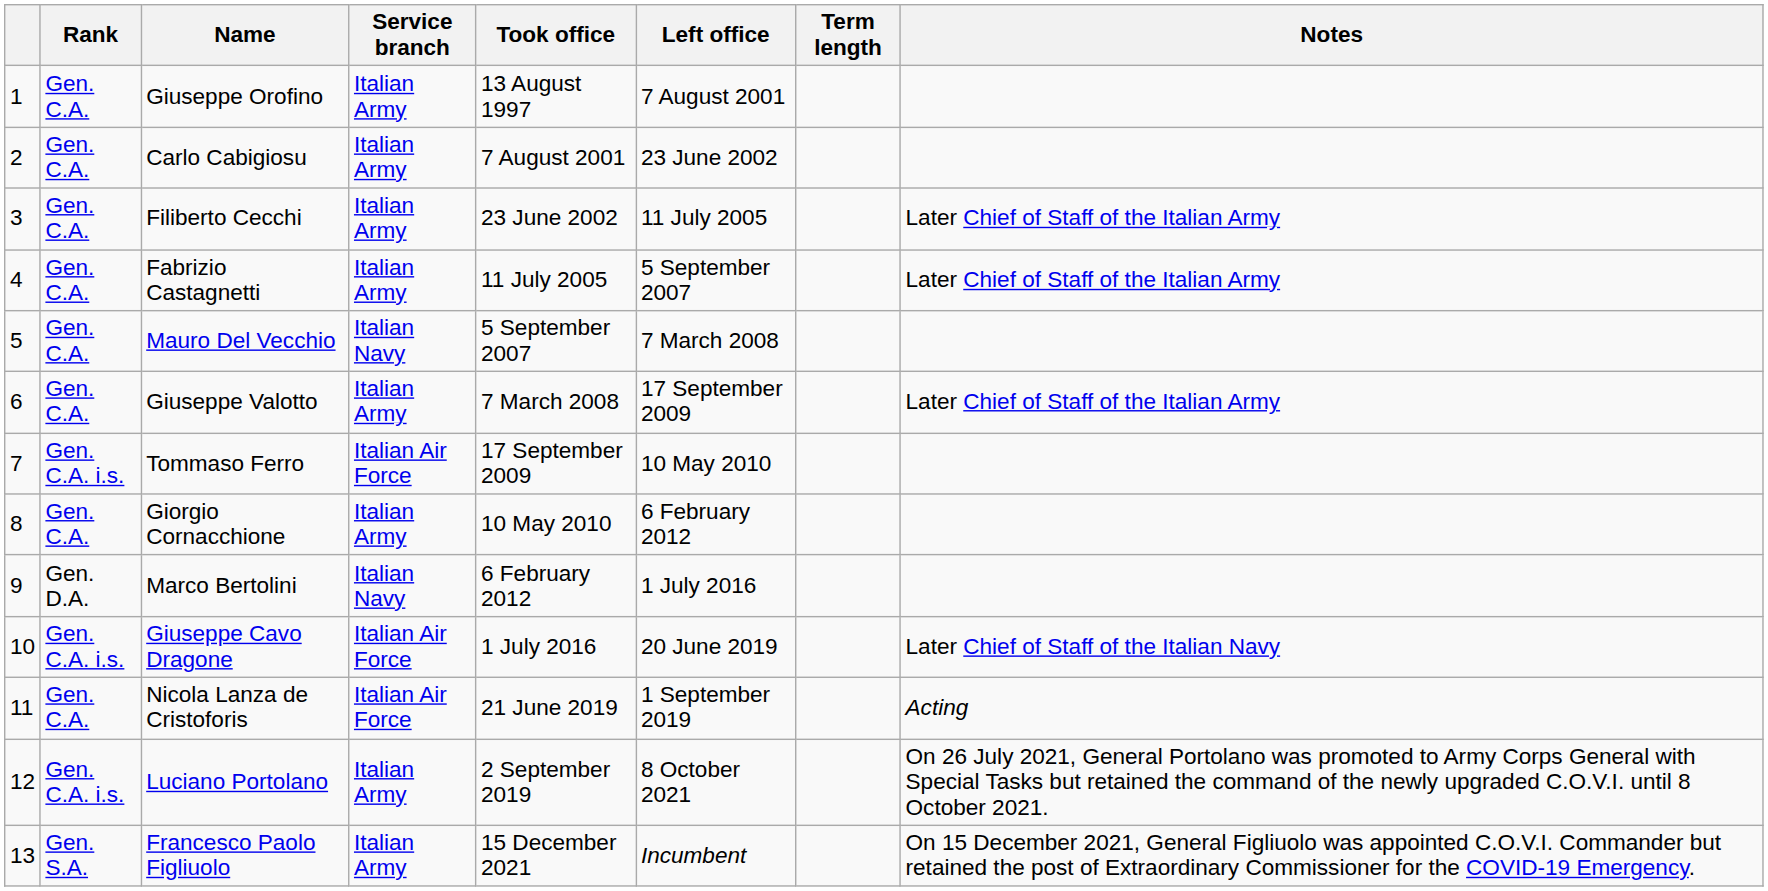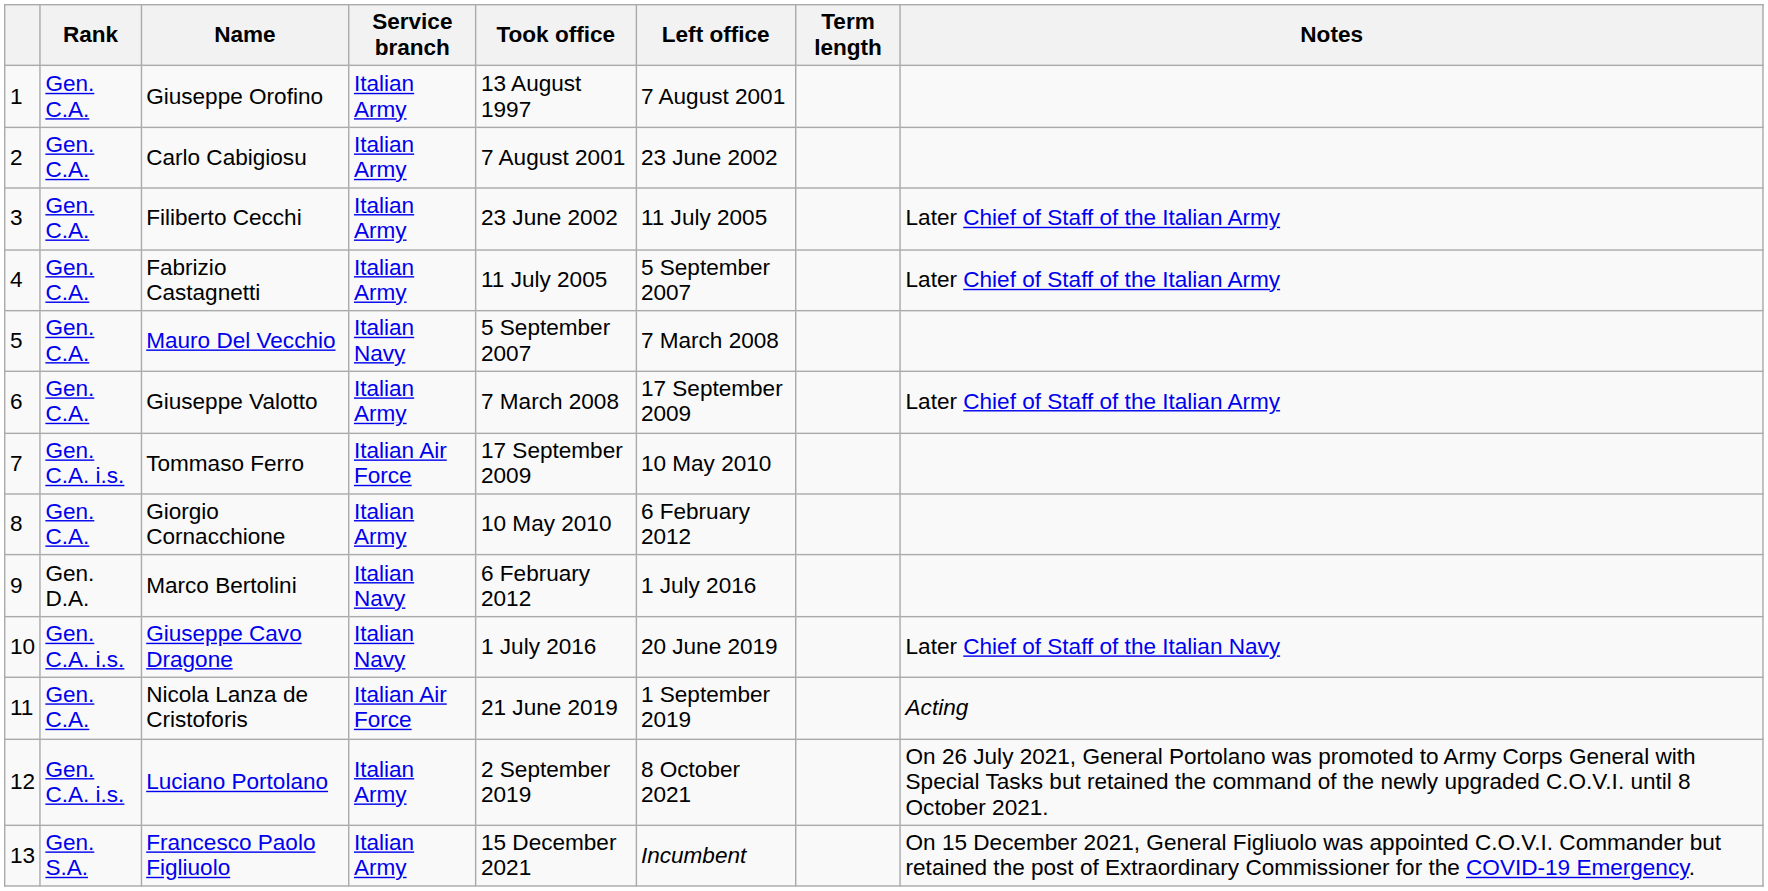(400, 646) Italian Air Force -> (384, 646) Italian Navy
